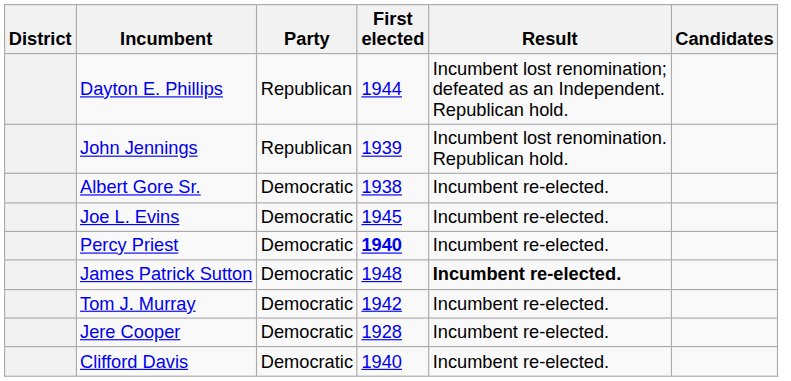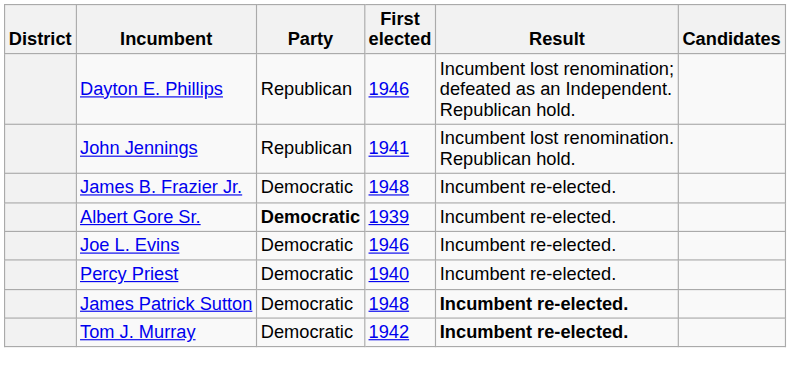(382, 88) 1944 -> (389, 88) 1946
(382, 148) 1939 -> (389, 148) 1941
+ row: (161, 187)
(307, 187) normal -> (310, 216) bold
(382, 187) 1938 -> (389, 216) 1939
(382, 216) 1945 -> (389, 245) 1946
(382, 245) bold -> (389, 274) normal
(521, 303) normal -> (534, 332) bold
- row: (130, 332)
- row: (134, 361)
